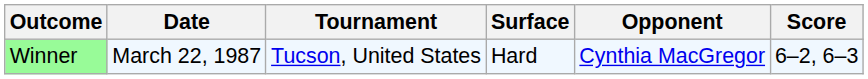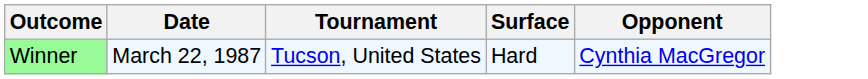- column: (817, 21)
